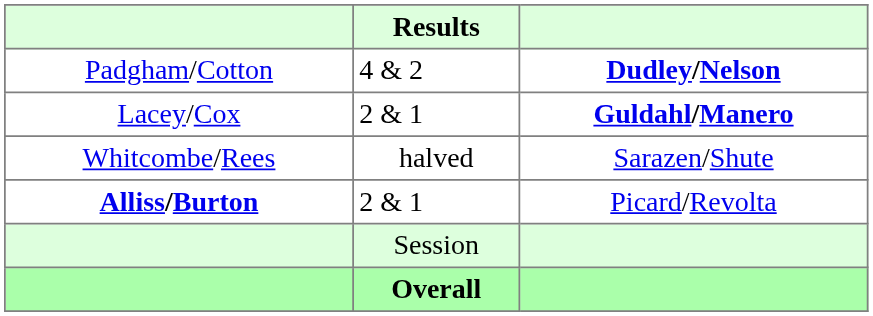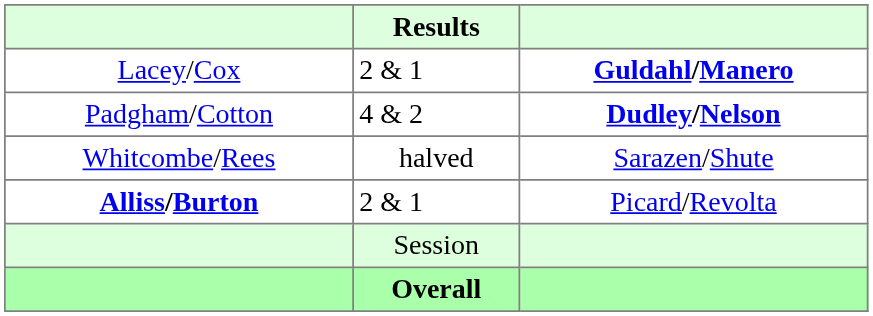rows swapped: (179, 70) <-> (179, 113)
